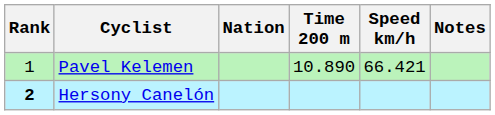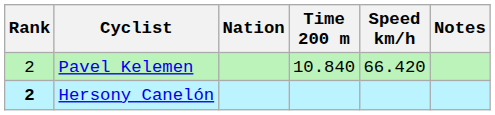(30, 67) 1 -> (30, 67) 2
(324, 67) 10.890 -> (324, 67) 10.840
(395, 67) 66.421 -> (395, 67) 66.420
